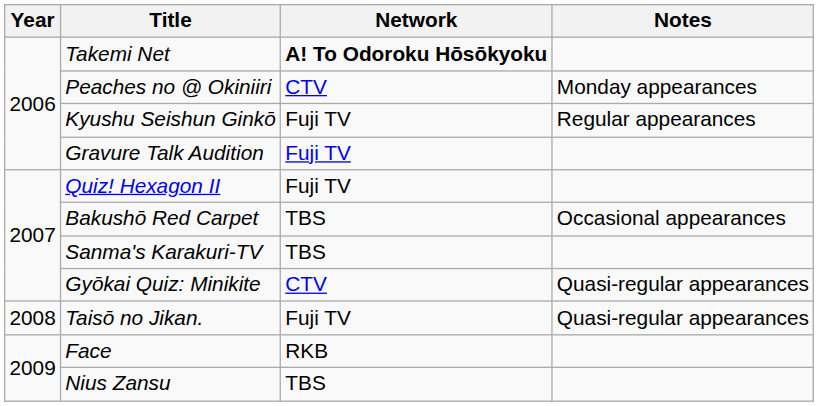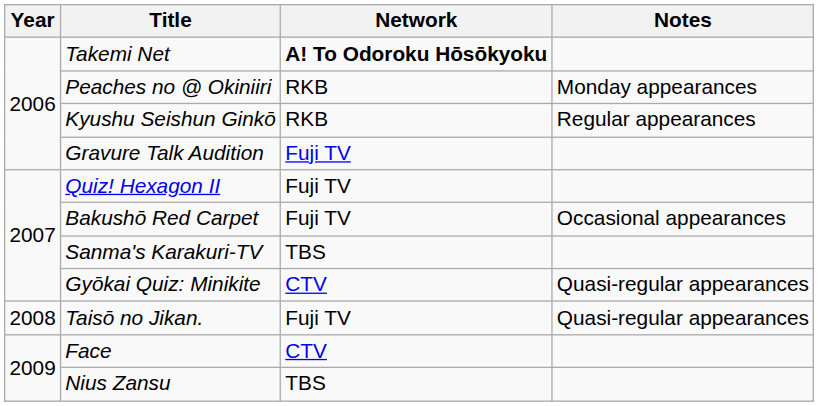(306, 86) CTV -> (307, 86) RKB
(318, 119) Fuji TV -> (307, 119) RKB
(306, 218) TBS -> (318, 218) Fuji TV
(307, 350) RKB -> (306, 350) CTV
